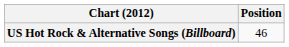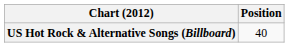(261, 32) 46 -> (261, 32) 40
